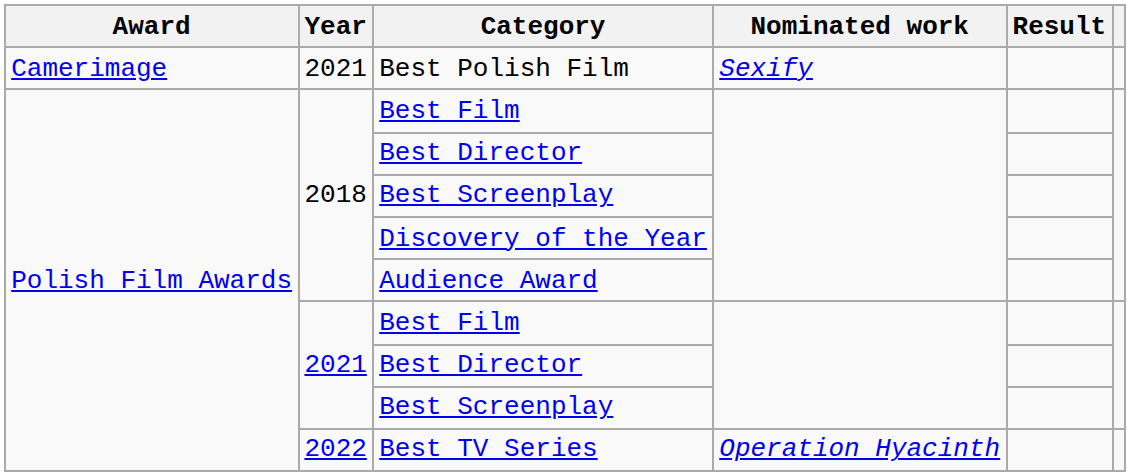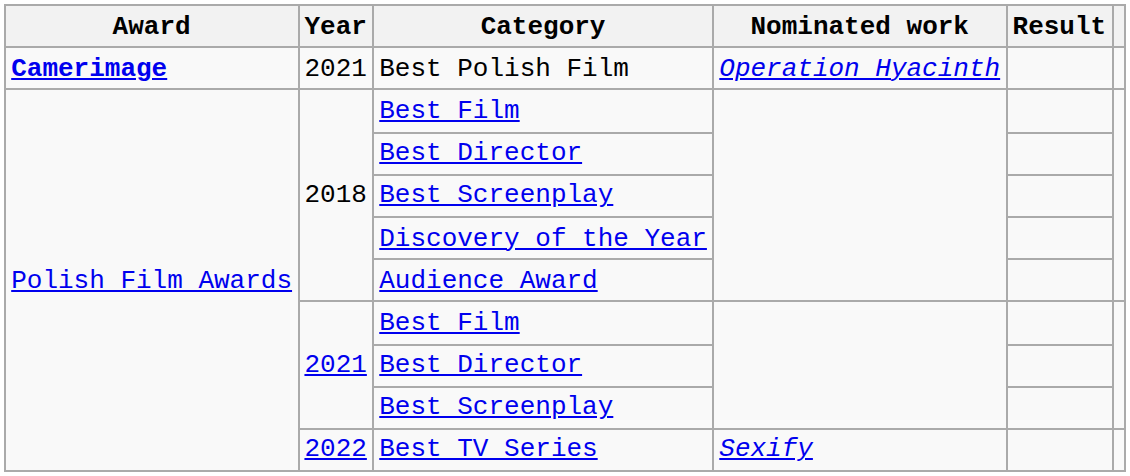(89, 69) normal -> (89, 69) bold
(766, 69) Sexify -> (860, 69) Operation Hyacinth
(860, 450) Operation Hyacinth -> (766, 450) Sexify
